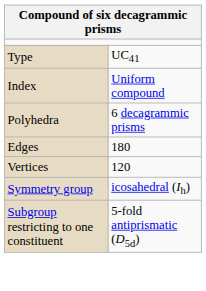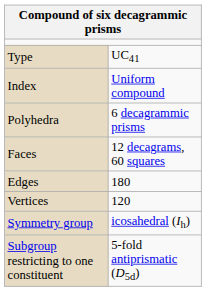+ row: (22, 154)
